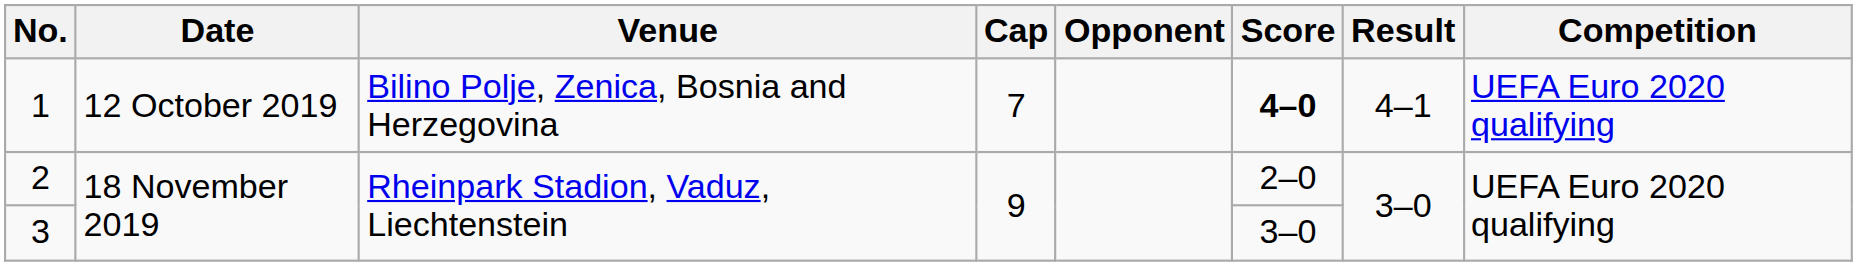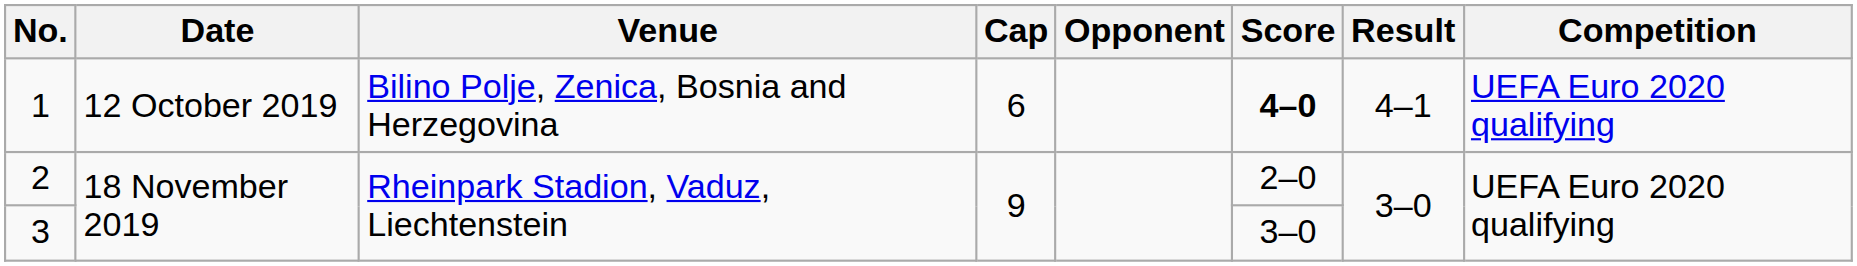(1016, 104) 7 -> (1016, 104) 6
